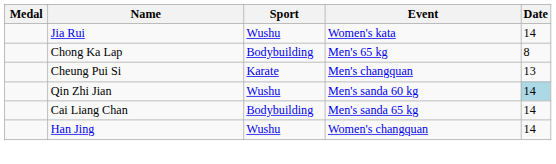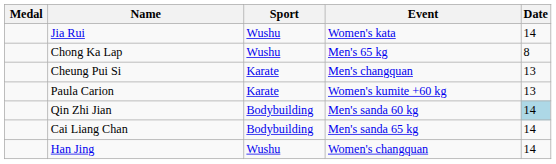(280, 52) Bodybuilding -> (263, 52) Wushu
+ row: (82, 91)
(263, 91) Wushu -> (280, 110) Bodybuilding
